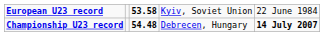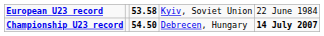(144, 25) 54.48 -> (144, 25) 54.50
